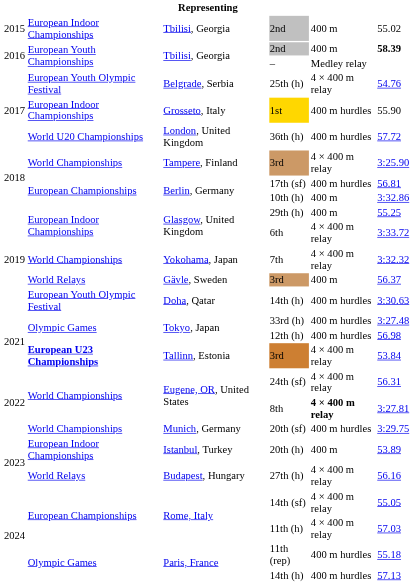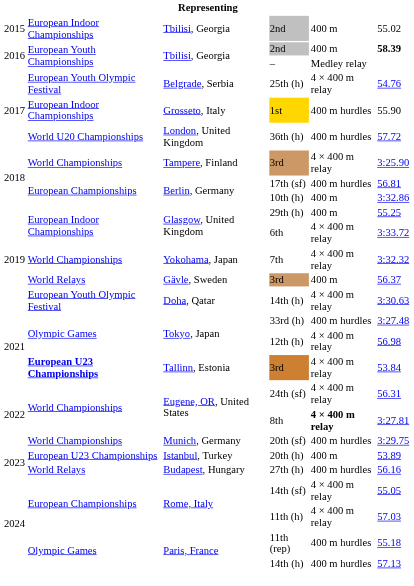(341, 300) 400 m hurdles -> (332, 300) 4 × 400 m relay
(341, 335) 400 m hurdles -> (332, 341) 4 × 400 m relay
(63, 449) European Indoor Championships -> (93, 455) European U23 Championships
(332, 476) 4 × 400 m relay -> (341, 470) 400 m hurdles
